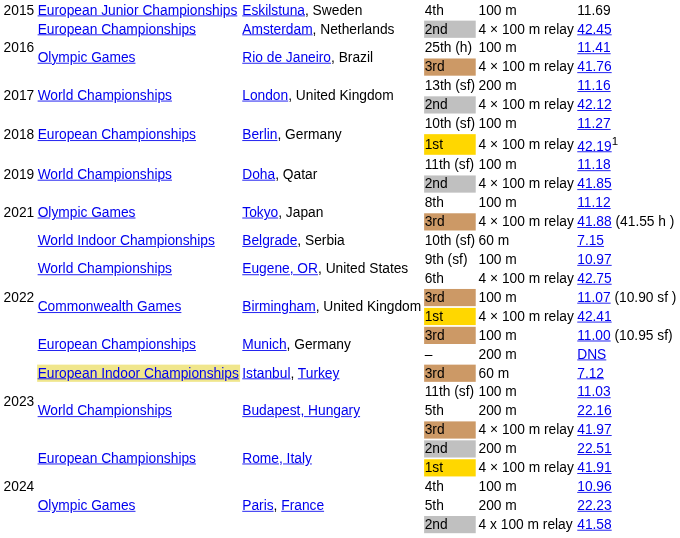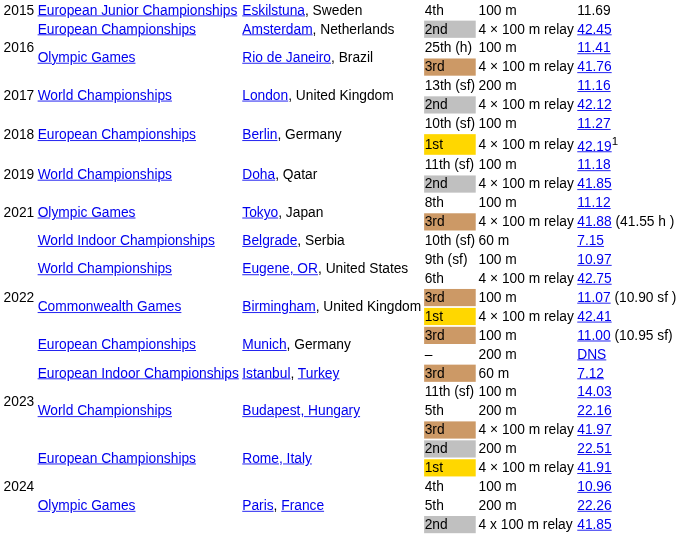(138, 373) khaki background -> (138, 373) no background
(594, 392) 11.03 -> (594, 392) 14.03
(594, 506) 22.23 -> (594, 506) 22.26
(594, 524) 41.58 -> (594, 524) 41.85
